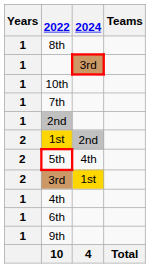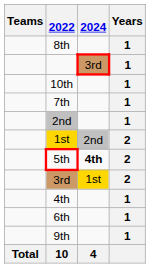columns swapped: (125, 20) <-> (23, 20)
(89, 160) normal -> (94, 160) bold
